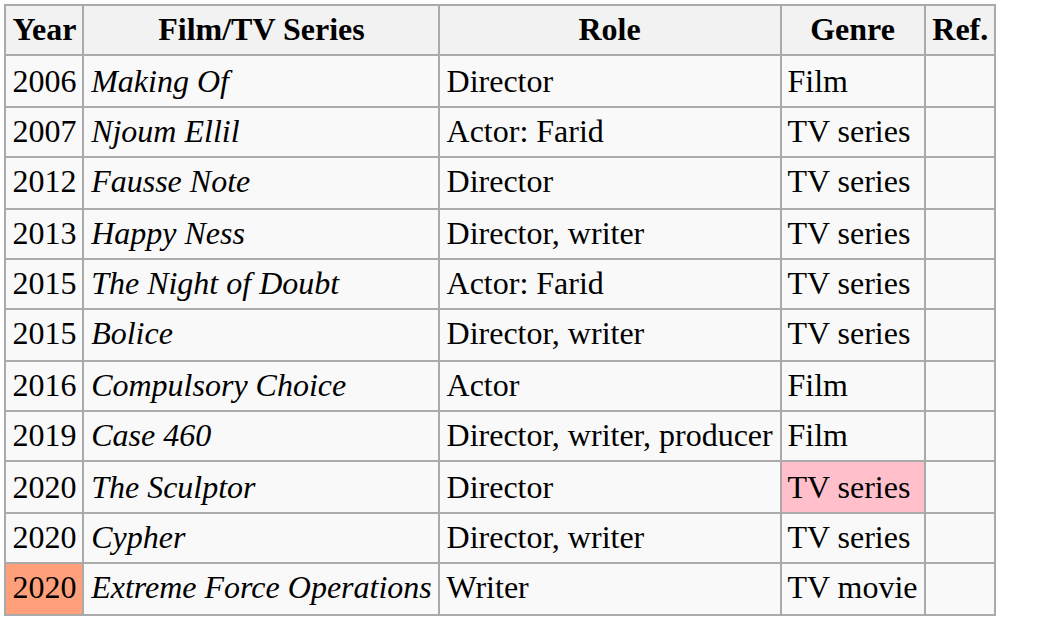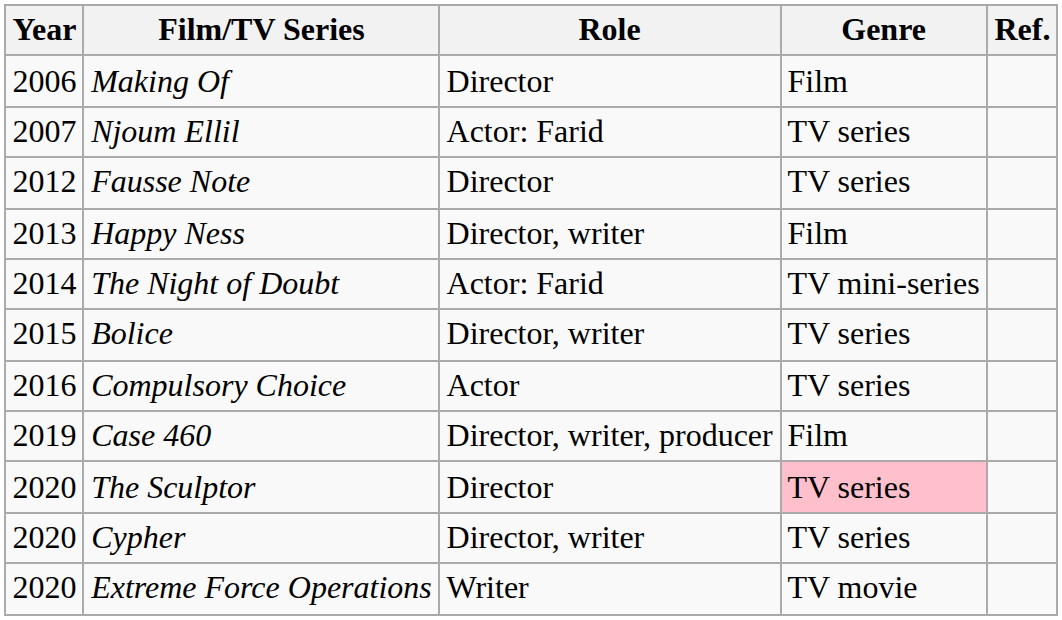(849, 232) TV series -> (818, 232) Film
(44, 283) 2015 -> (44, 283) 2014
(849, 283) TV series -> (884, 283) TV mini-series
(818, 385) Film -> (849, 385) TV series
(44, 588) lightsalmon background -> (44, 588) no background
